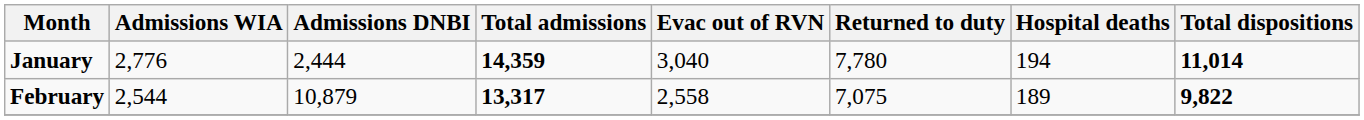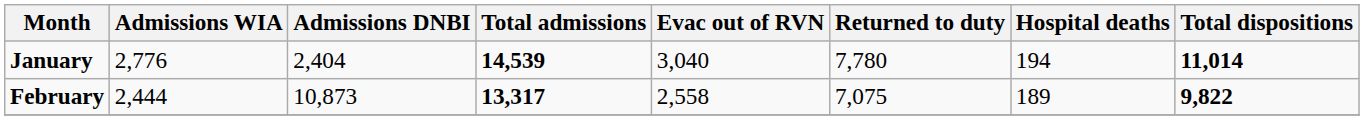(319, 59) 2,444 -> (319, 59) 2,404
(513, 59) 14,359 -> (513, 59) 14,539
(141, 96) 2,544 -> (141, 96) 2,444
(325, 96) 10,879 -> (325, 96) 10,873
